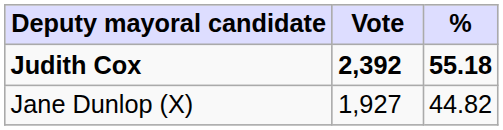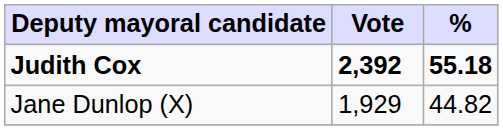(370, 104) 1,927 -> (370, 104) 1,929
